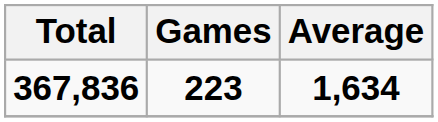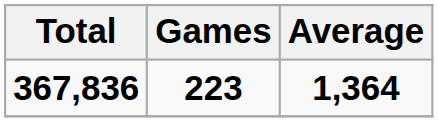(356, 87) 1,634 -> (356, 87) 1,364
